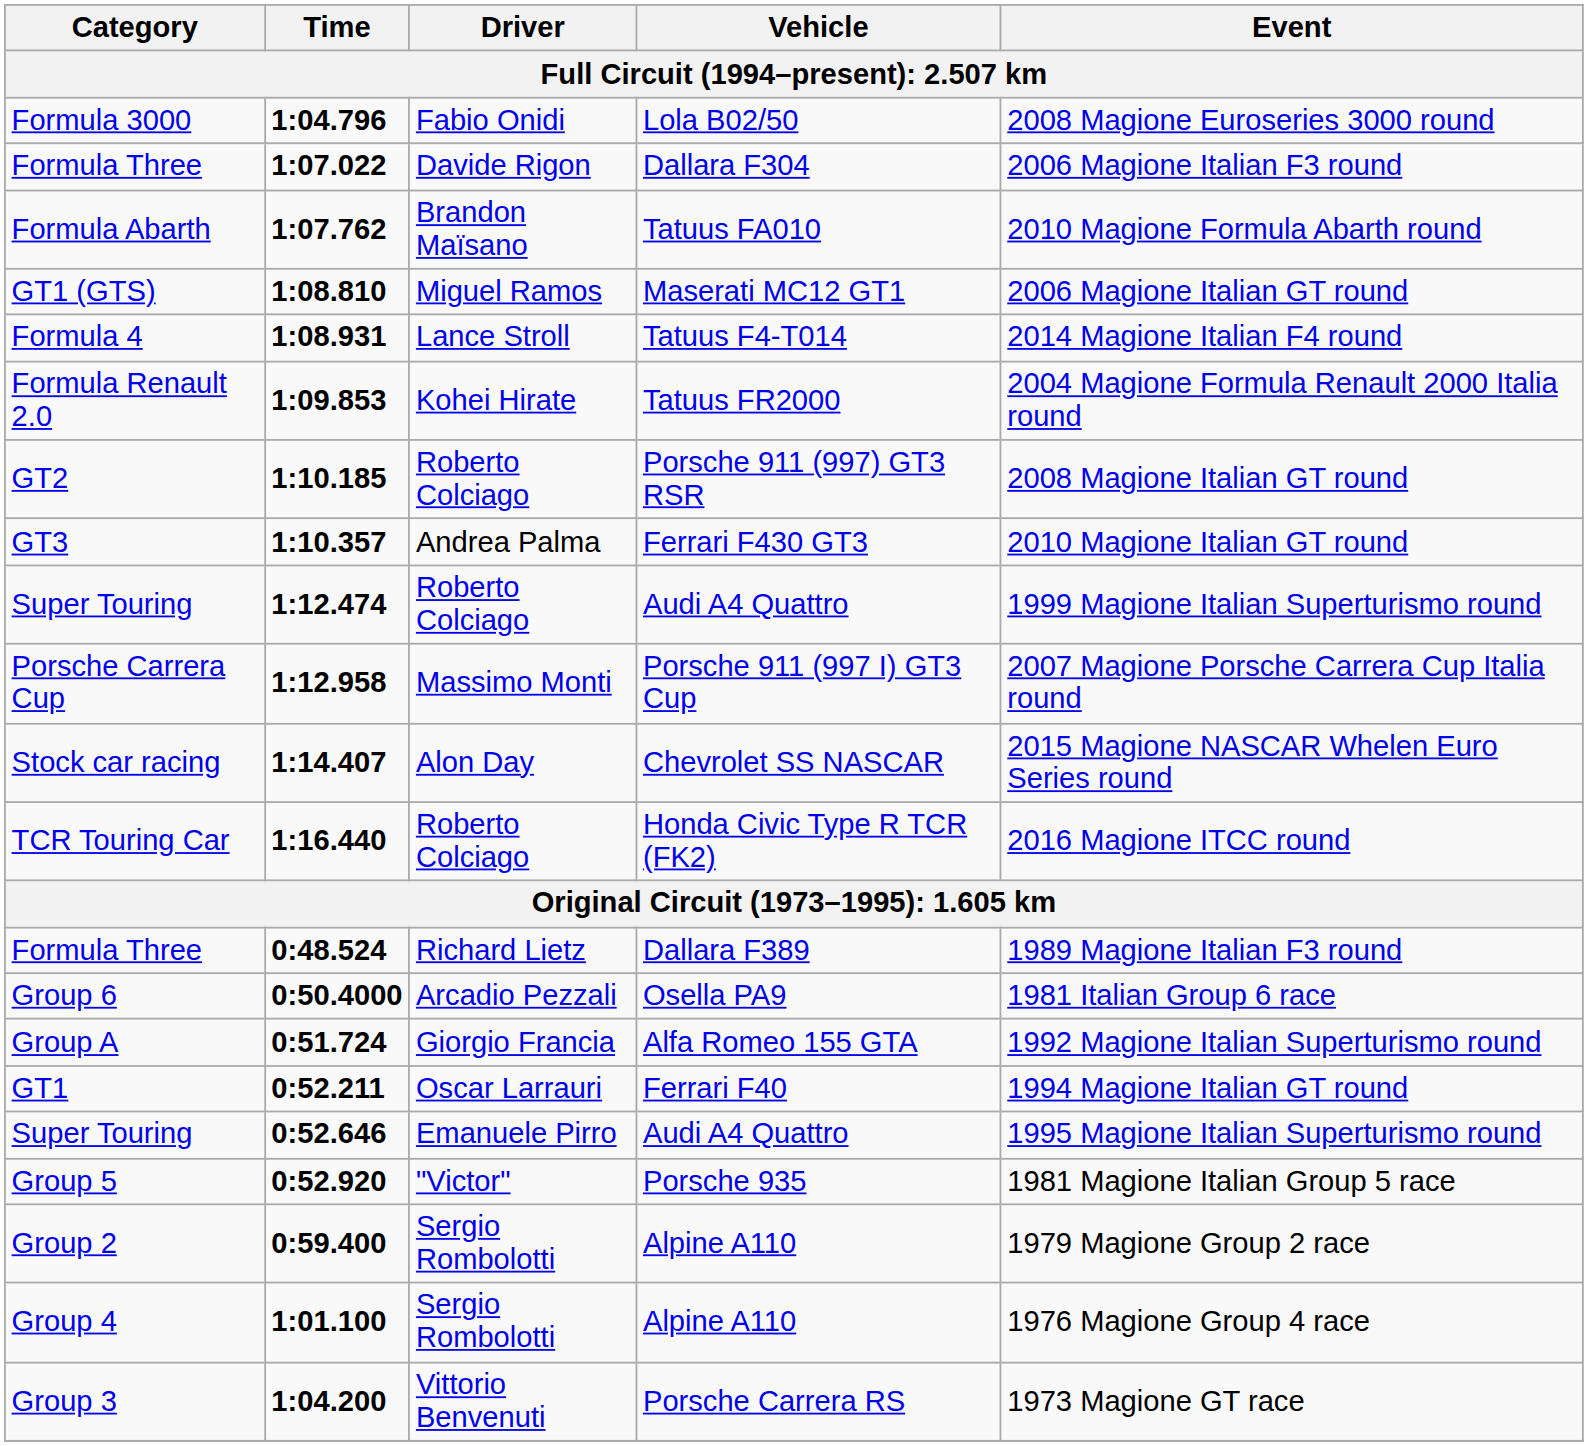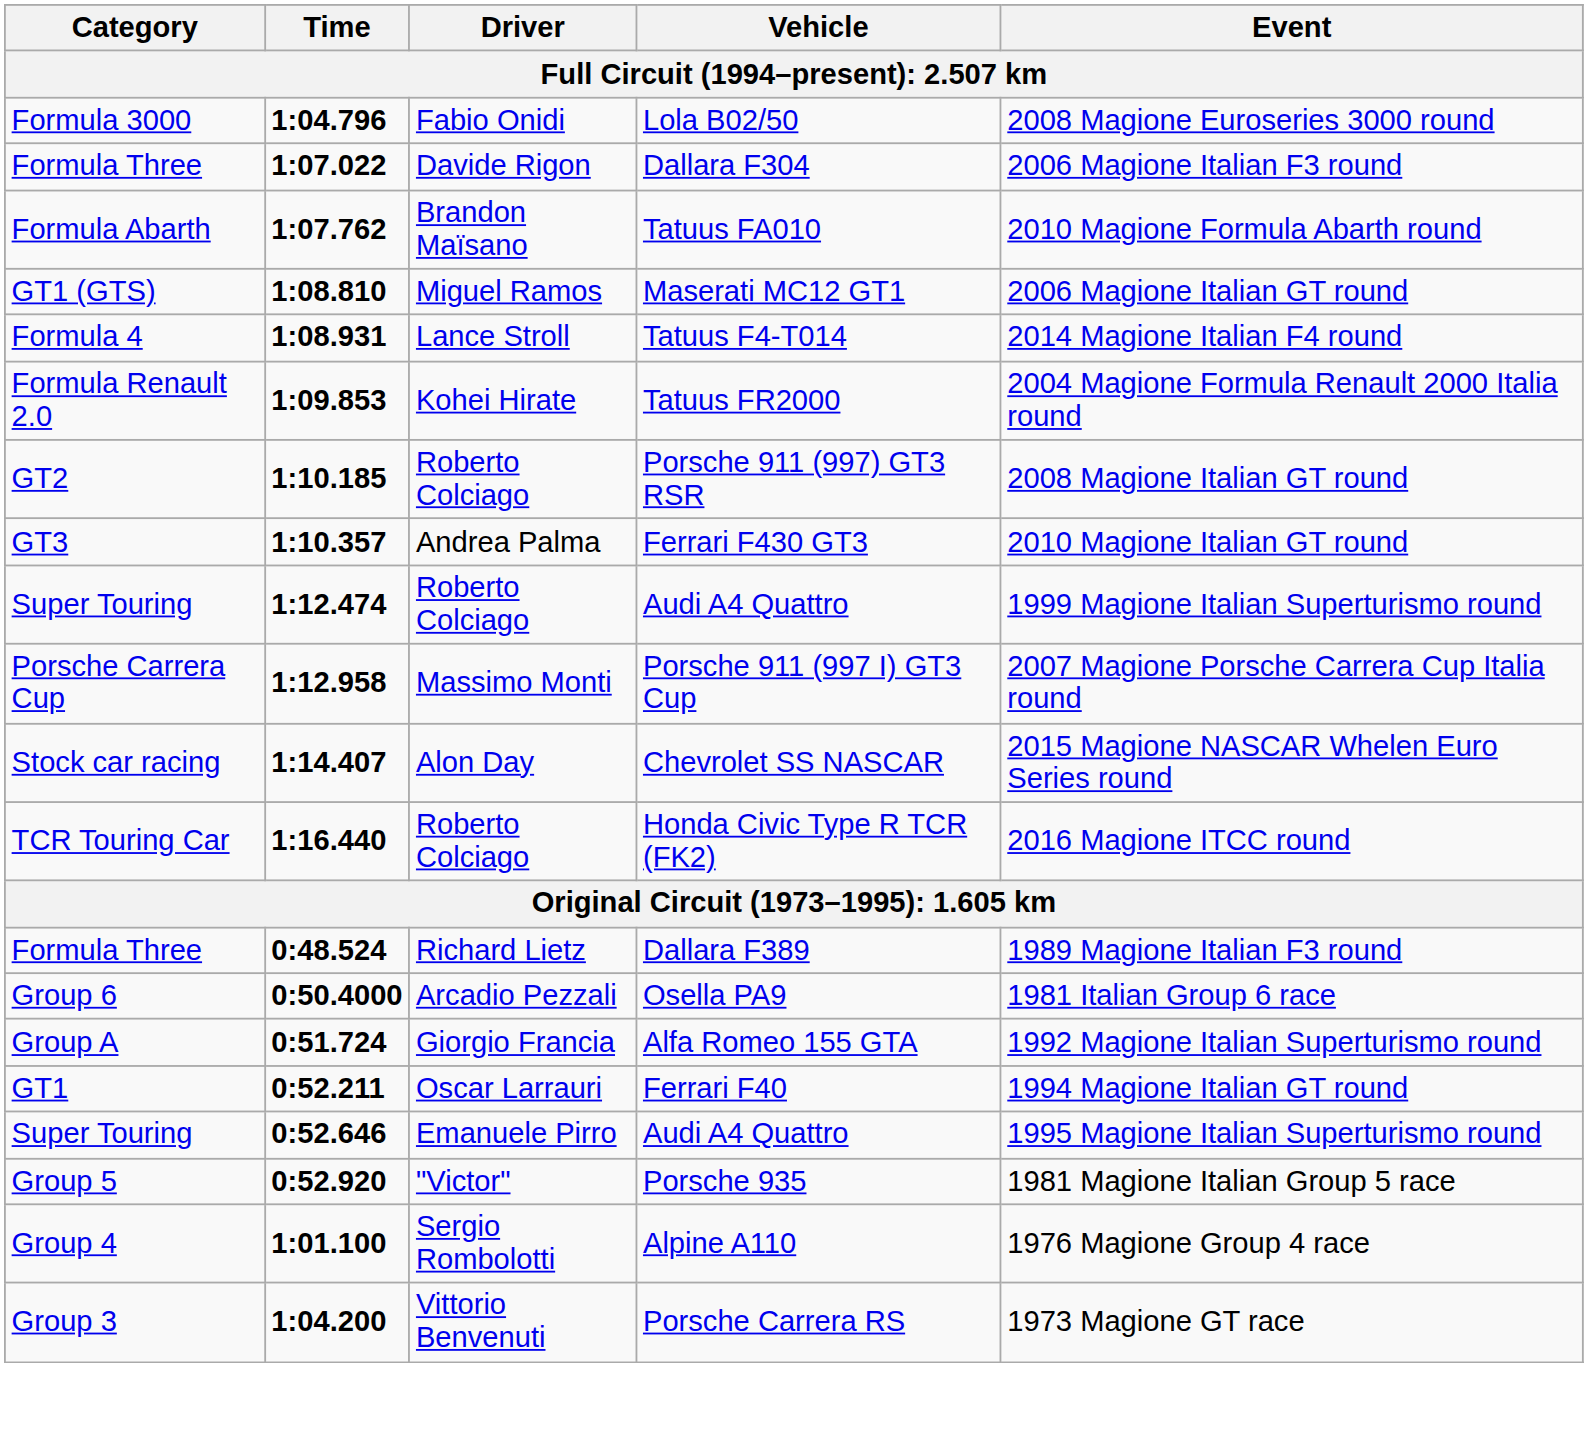- row: (64, 1243)
